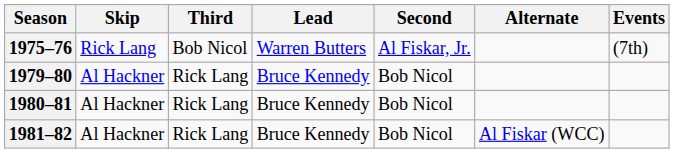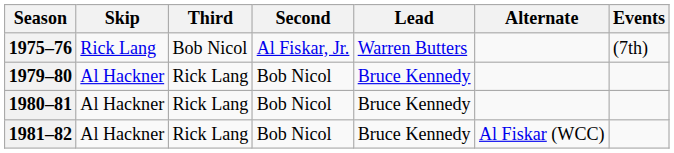columns swapped: (424, 18) <-> (313, 18)
